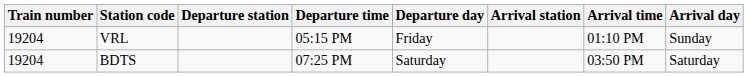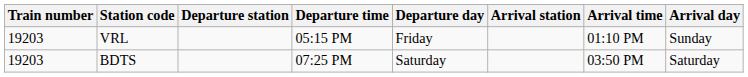(26, 38) 19204 -> (26, 38) 19203
(26, 60) 19204 -> (26, 60) 19203
